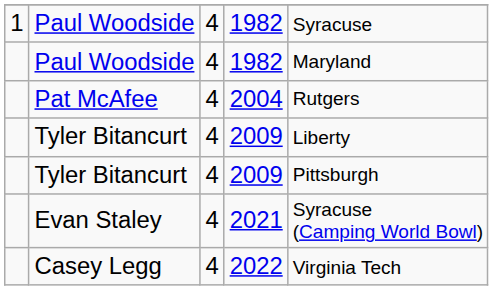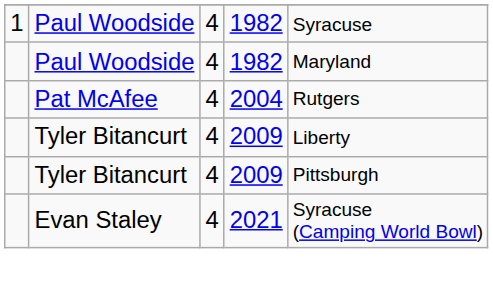- row: (17, 266)
